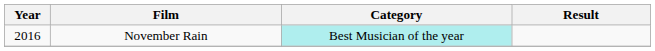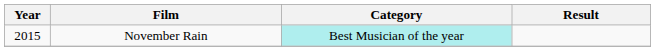(27, 35) 2016 -> (27, 35) 2015
